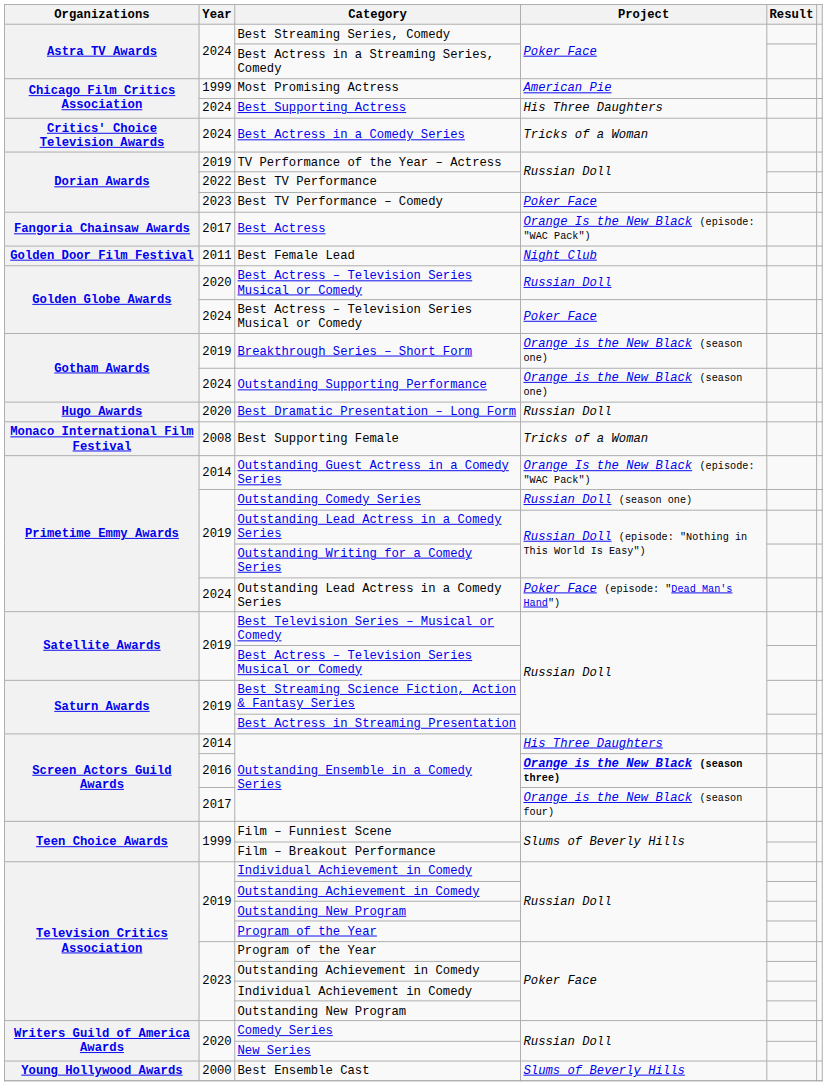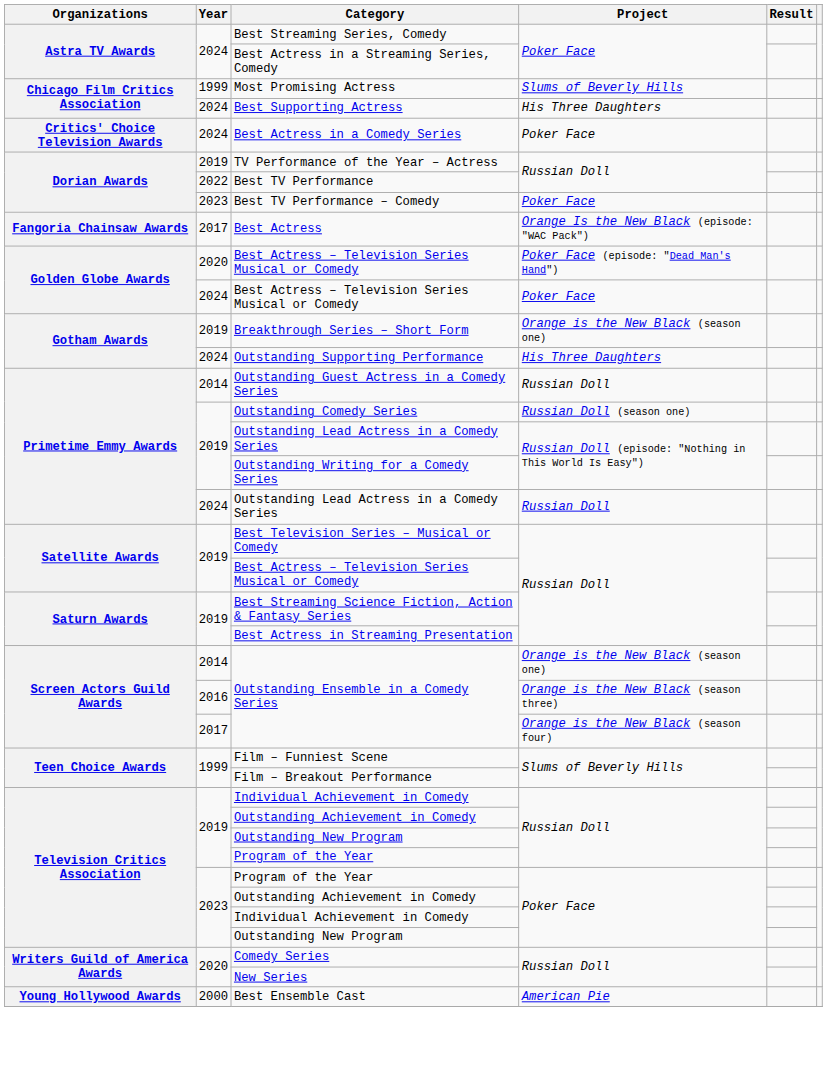(568, 88) American Pie -> (602, 88) Slums of Beverly Hills
(586, 135) Tricks of a Woman -> (558, 135) Poker Face
- row: (217, 256)
(568, 283) Russian Doll -> (626, 262) Poker Face (episode: "Dead Man's Hand")
(633, 384) Orange is the New Black (season one) -> (591, 358) His Three Daughters
- row: (217, 412)
- row: (217, 439)
(639, 472) Orange Is the New Black (episode: "WAC Pack") -> (566, 385) Russian Doll
(628, 594) Poker Face (episode: "Dead Man's Hand") -> (566, 507) Russian Doll
(593, 744) His Three Daughters -> (631, 662) Orange is the New Black (season one)
(633, 771) bold -> (631, 696) normal
(604, 1071) Slums of Beverly Hills -> (566, 997) American Pie
